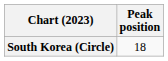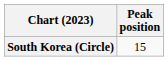(140, 46) 18 -> (140, 46) 15
